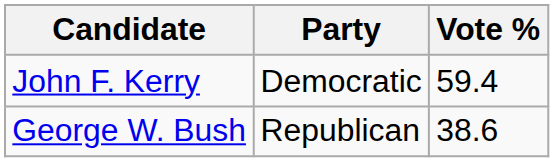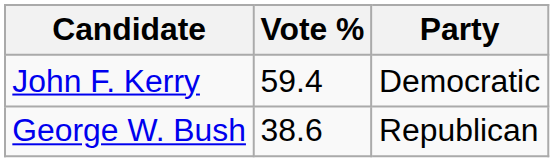columns swapped: (341, 29) <-> (488, 29)
